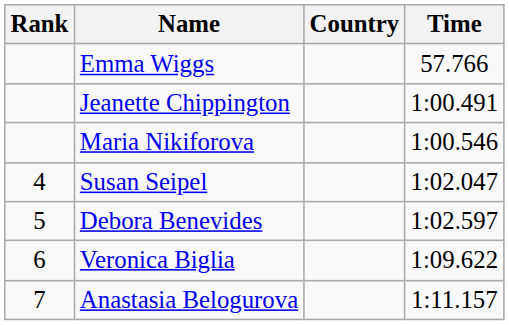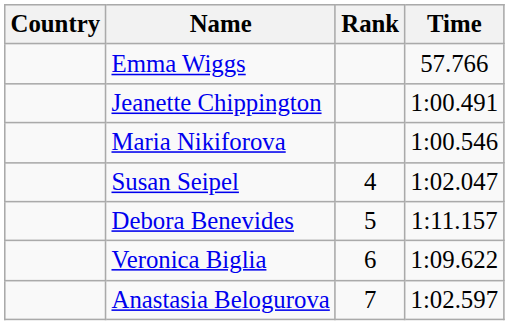columns swapped: (39, 24) <-> (354, 24)
(454, 220) 1:02.597 -> (454, 220) 1:11.157
(454, 299) 1:11.157 -> (454, 299) 1:02.597
